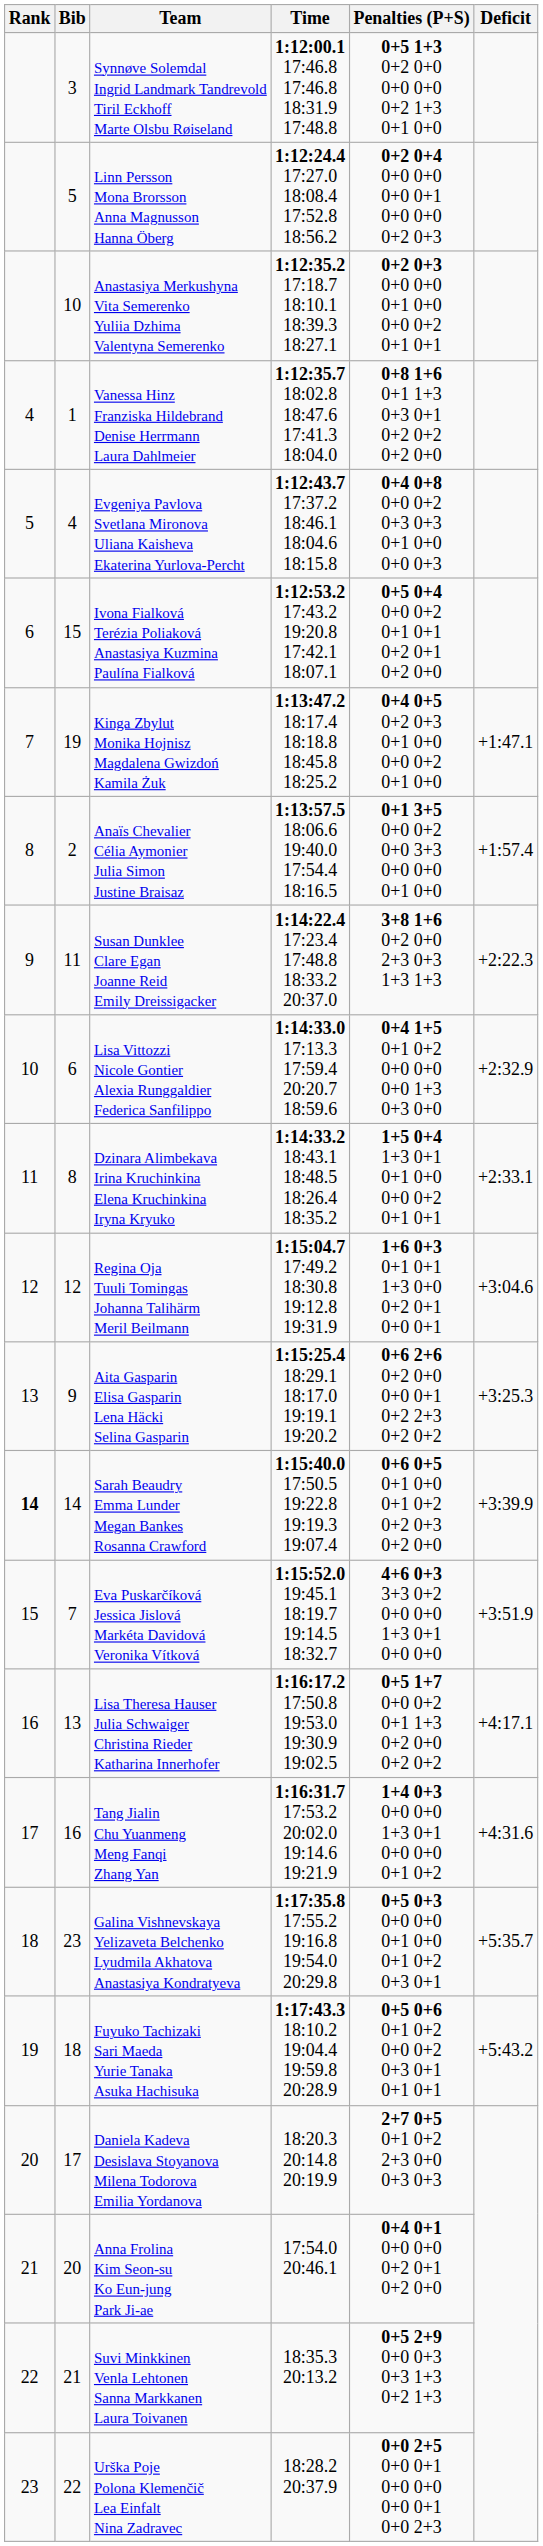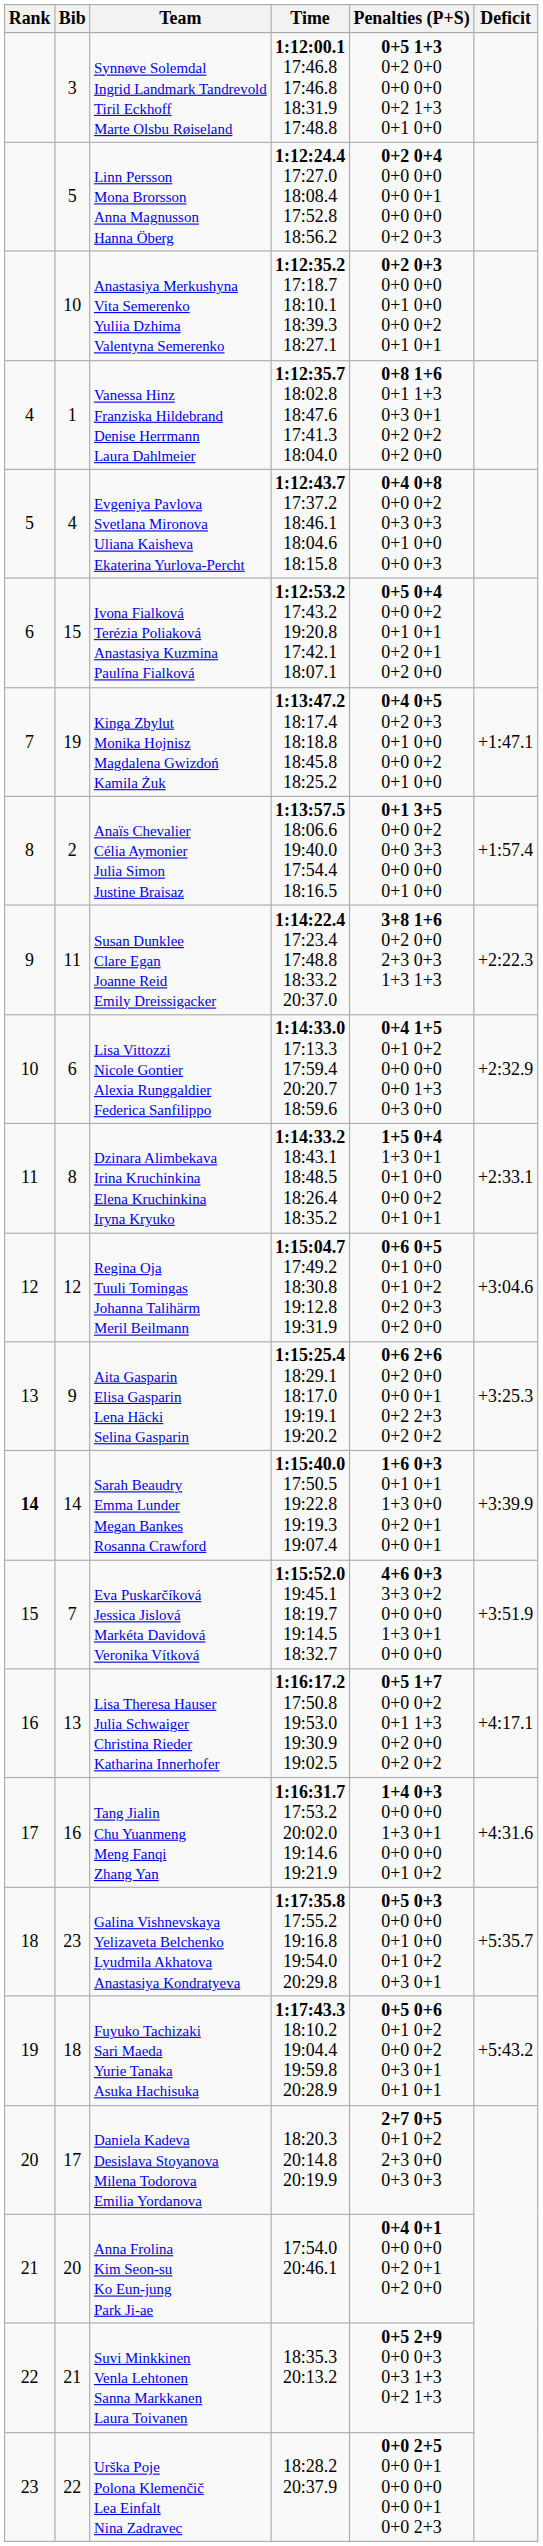(412, 1287) 1+6 0+3 0+1 0+1 1+3 0+0 0+2 0+1 0+0 0+1 -> (412, 1287) 0+6 0+5 0+1 0+0 0+1 0+2 0+2 0+3 0+2 0+0
(412, 1505) 0+6 0+5 0+1 0+0 0+1 0+2 0+2 0+3 0+2 0+0 -> (412, 1505) 1+6 0+3 0+1 0+1 1+3 0+0 0+2 0+1 0+0 0+1
